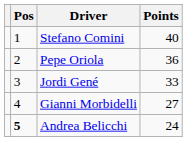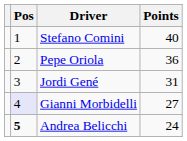(172, 81) 33 -> (172, 81) 31
(17, 103) no background -> (17, 103) lavender background
